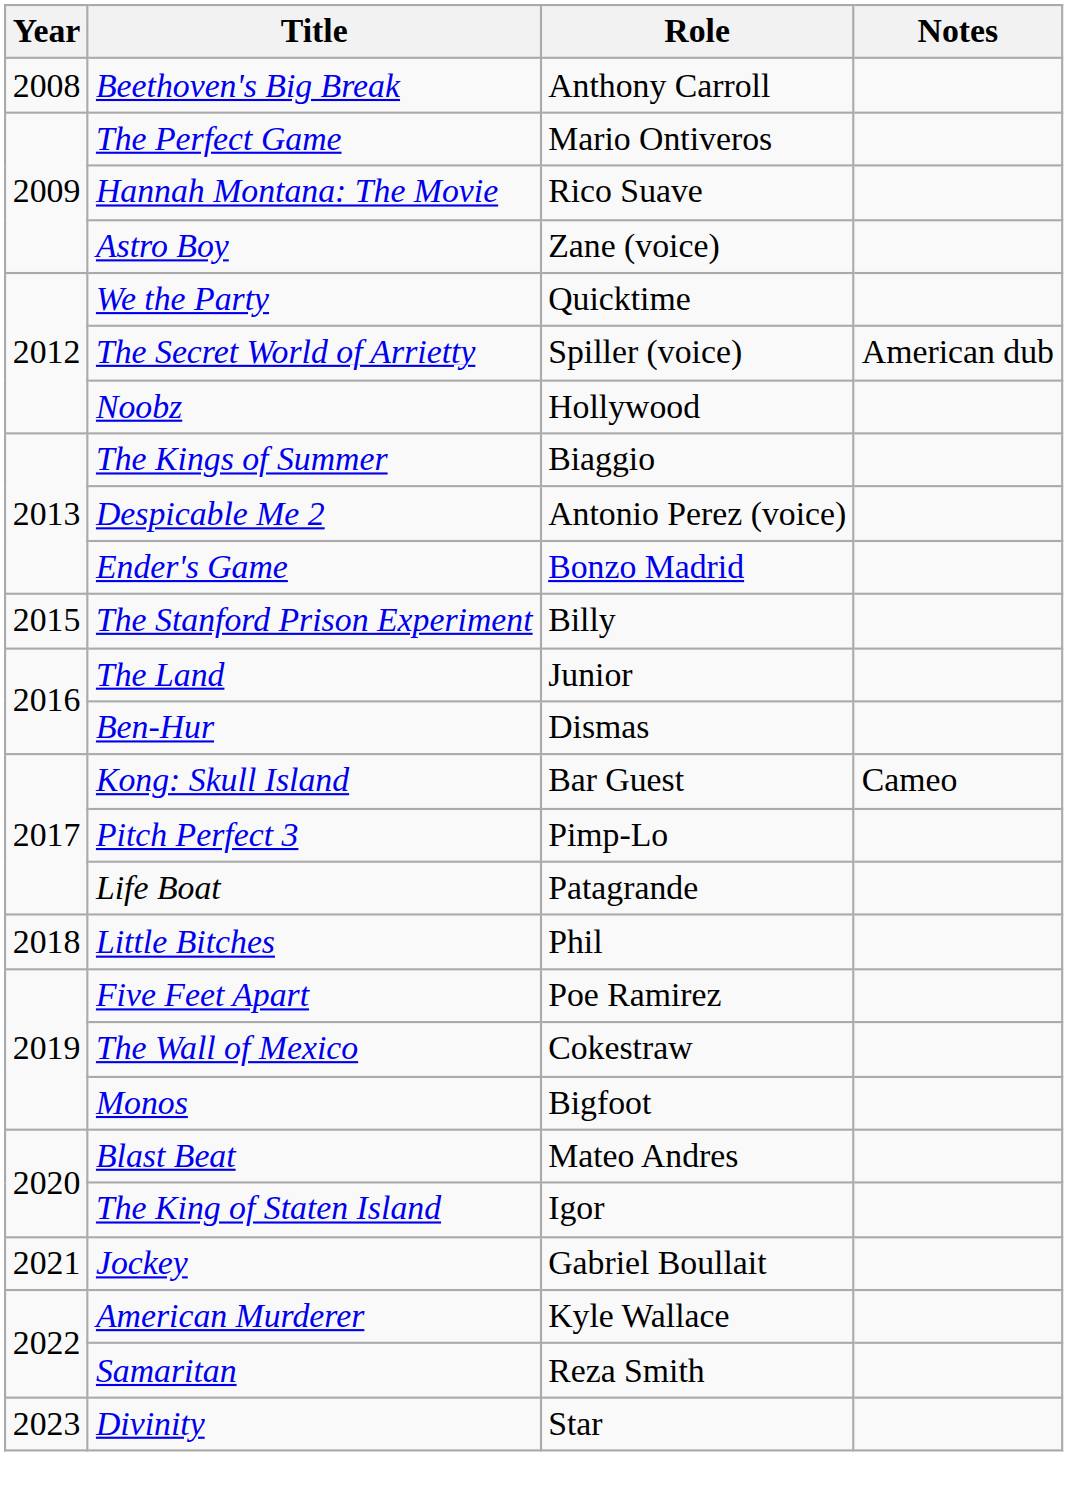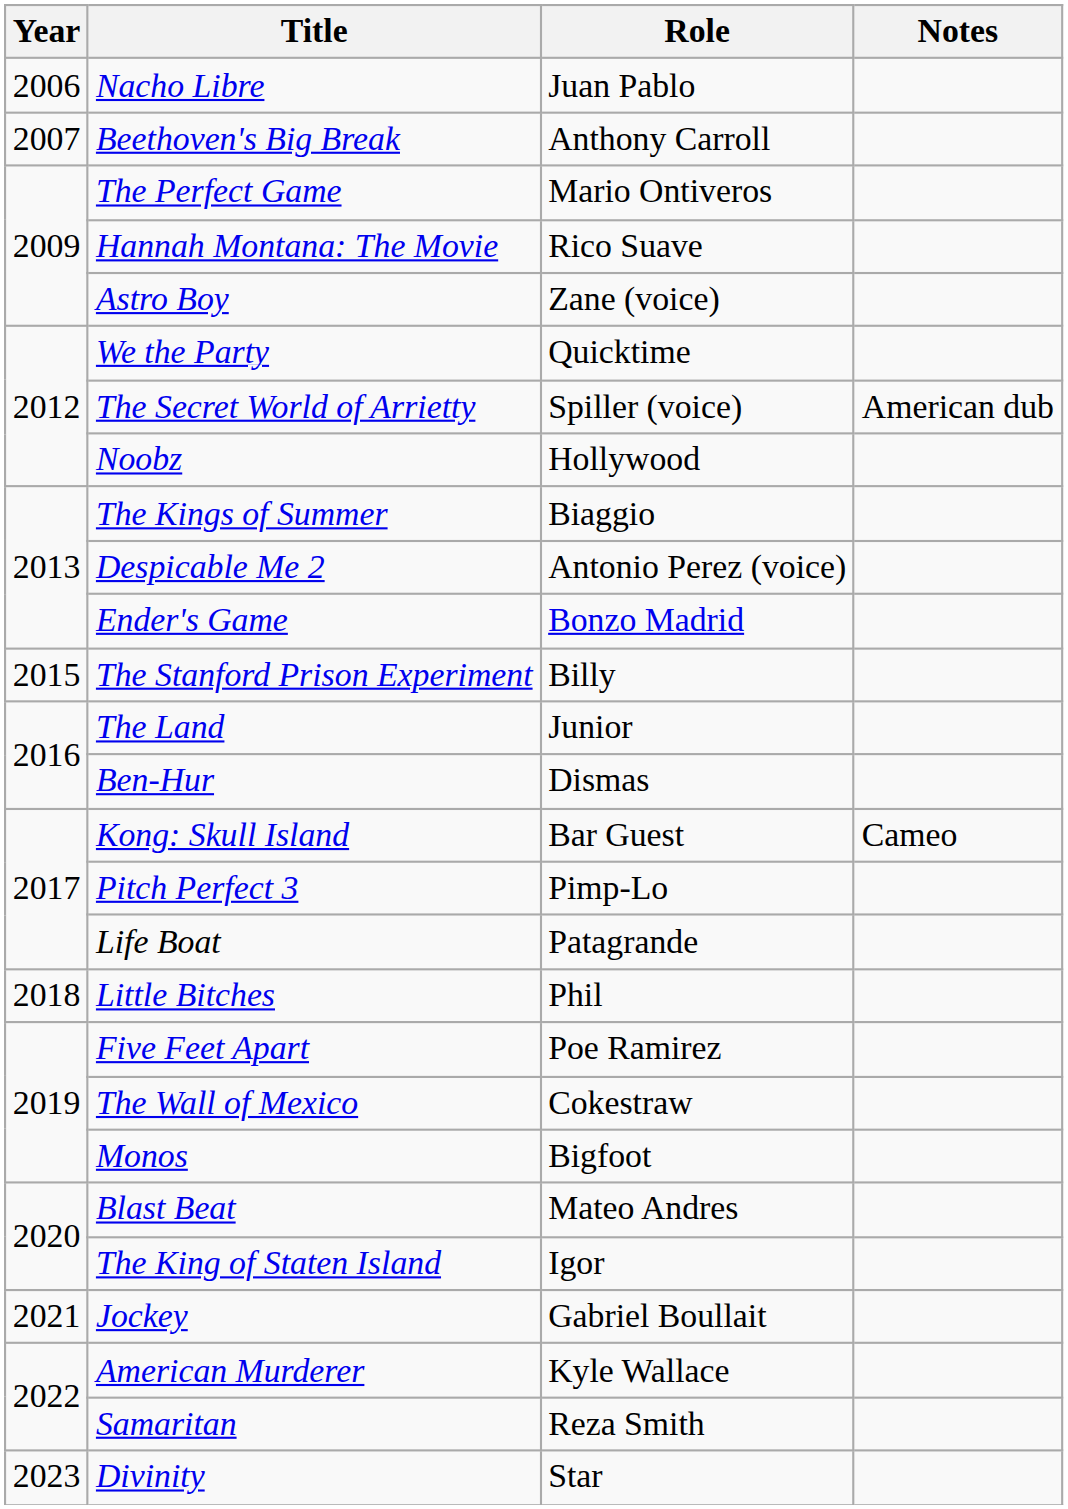+ row: (180, 84)
(47, 84) 2008 -> (47, 138) 2007
